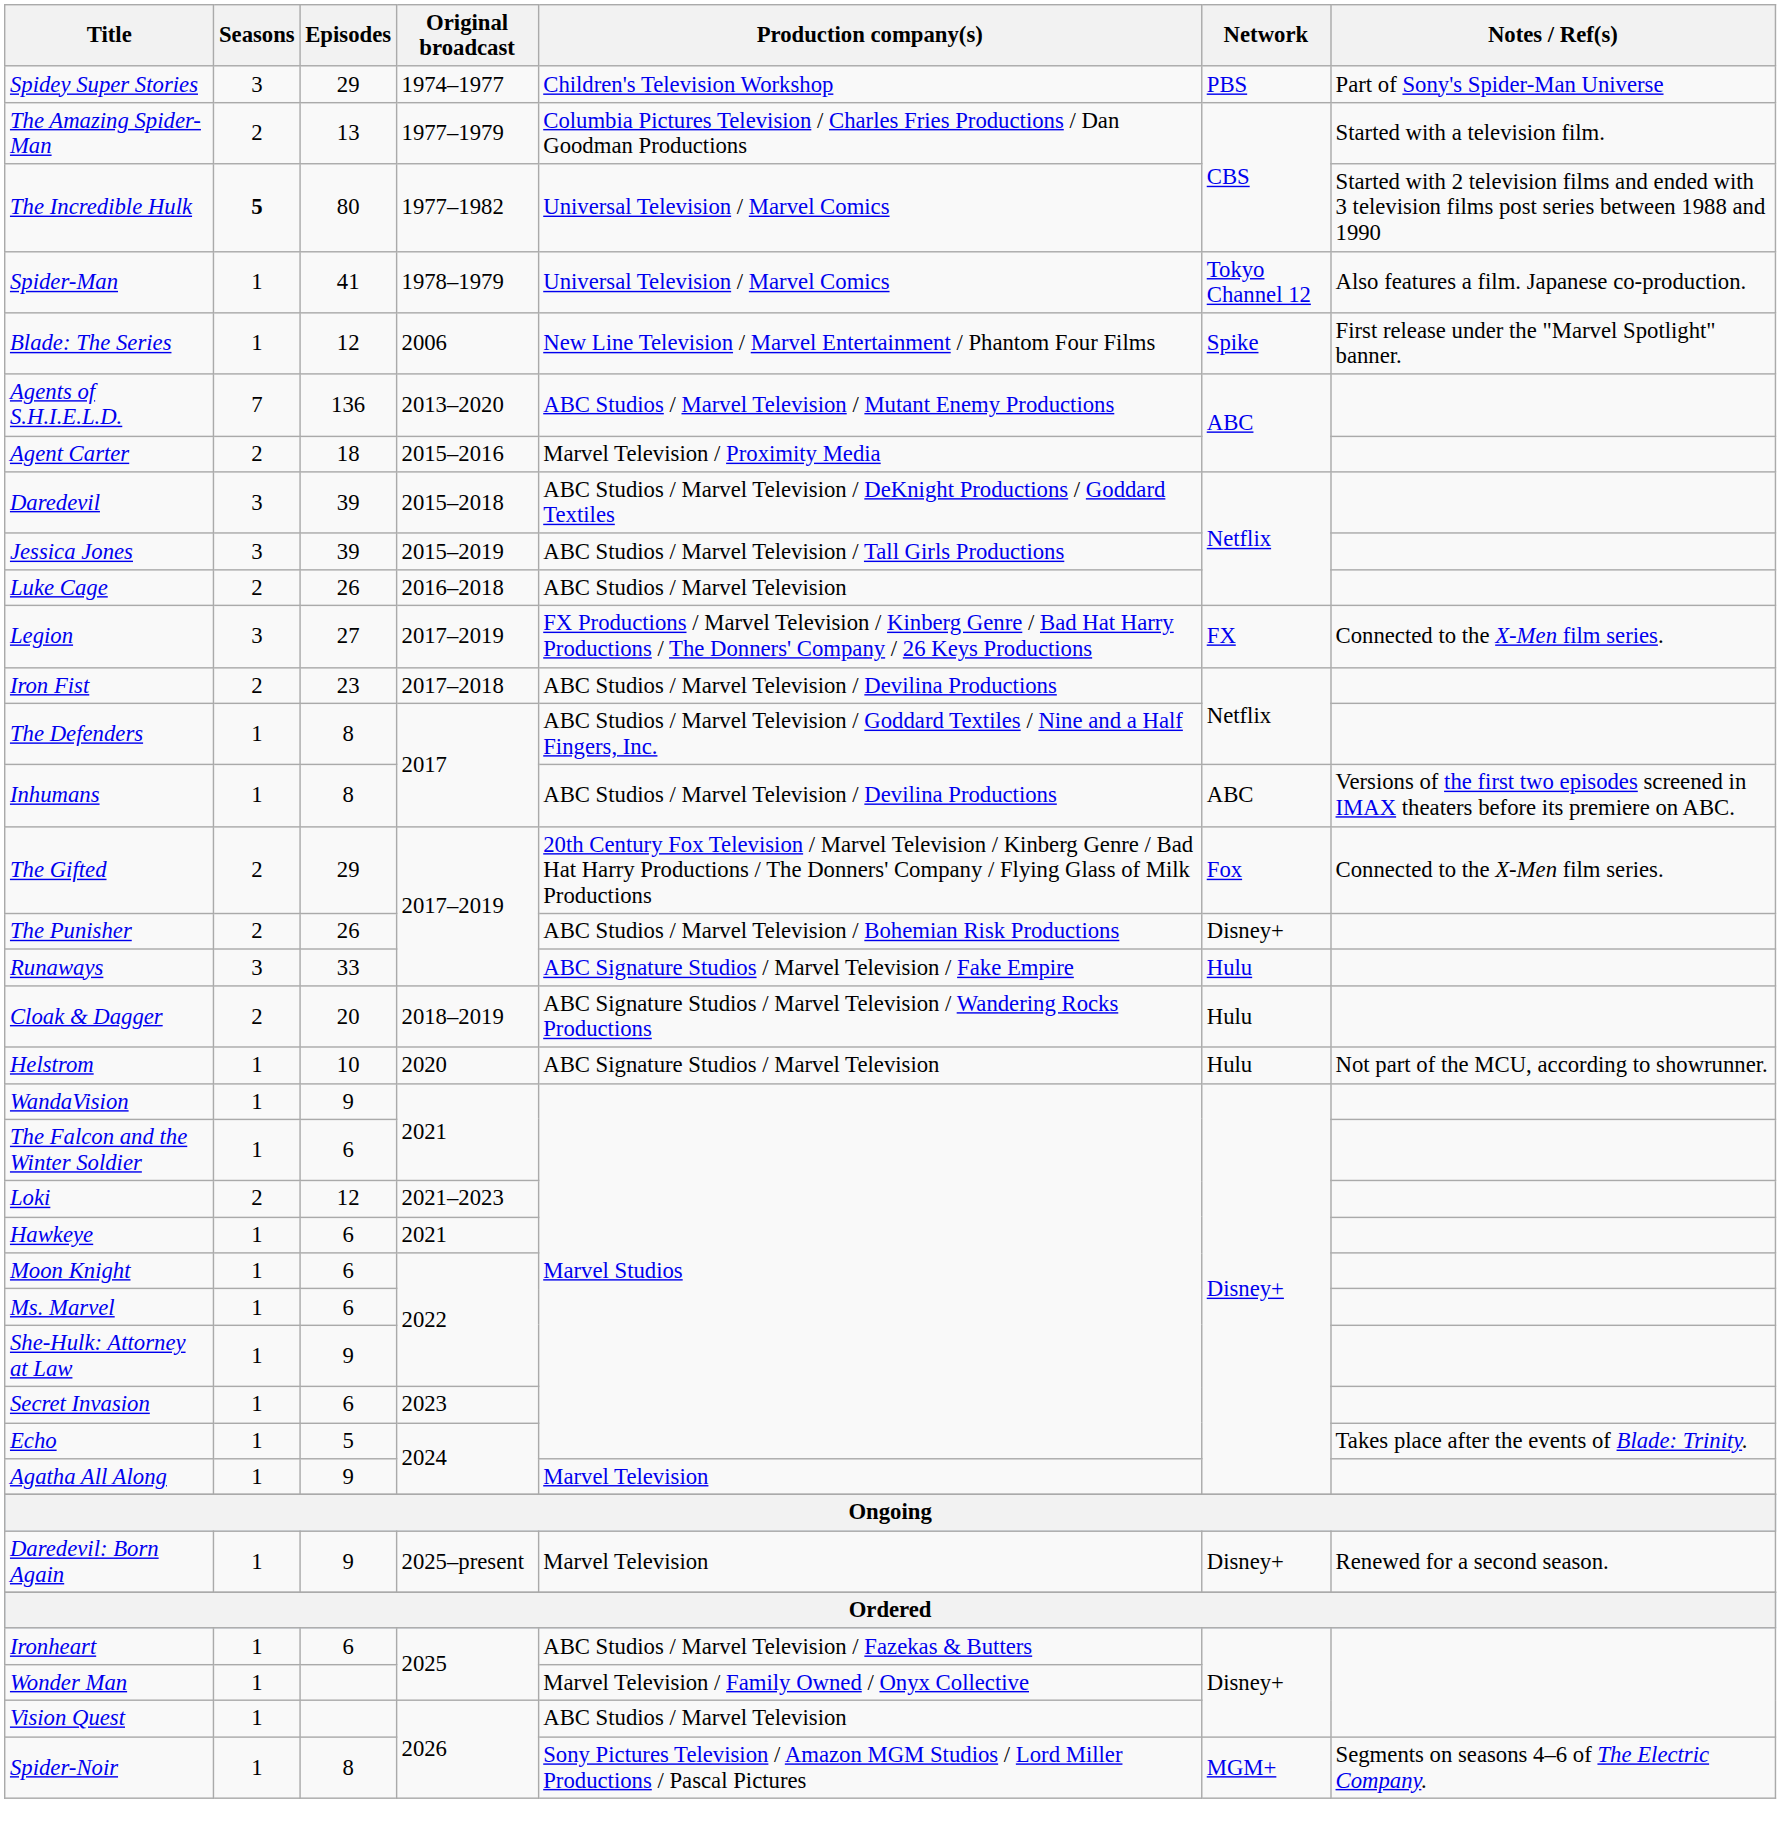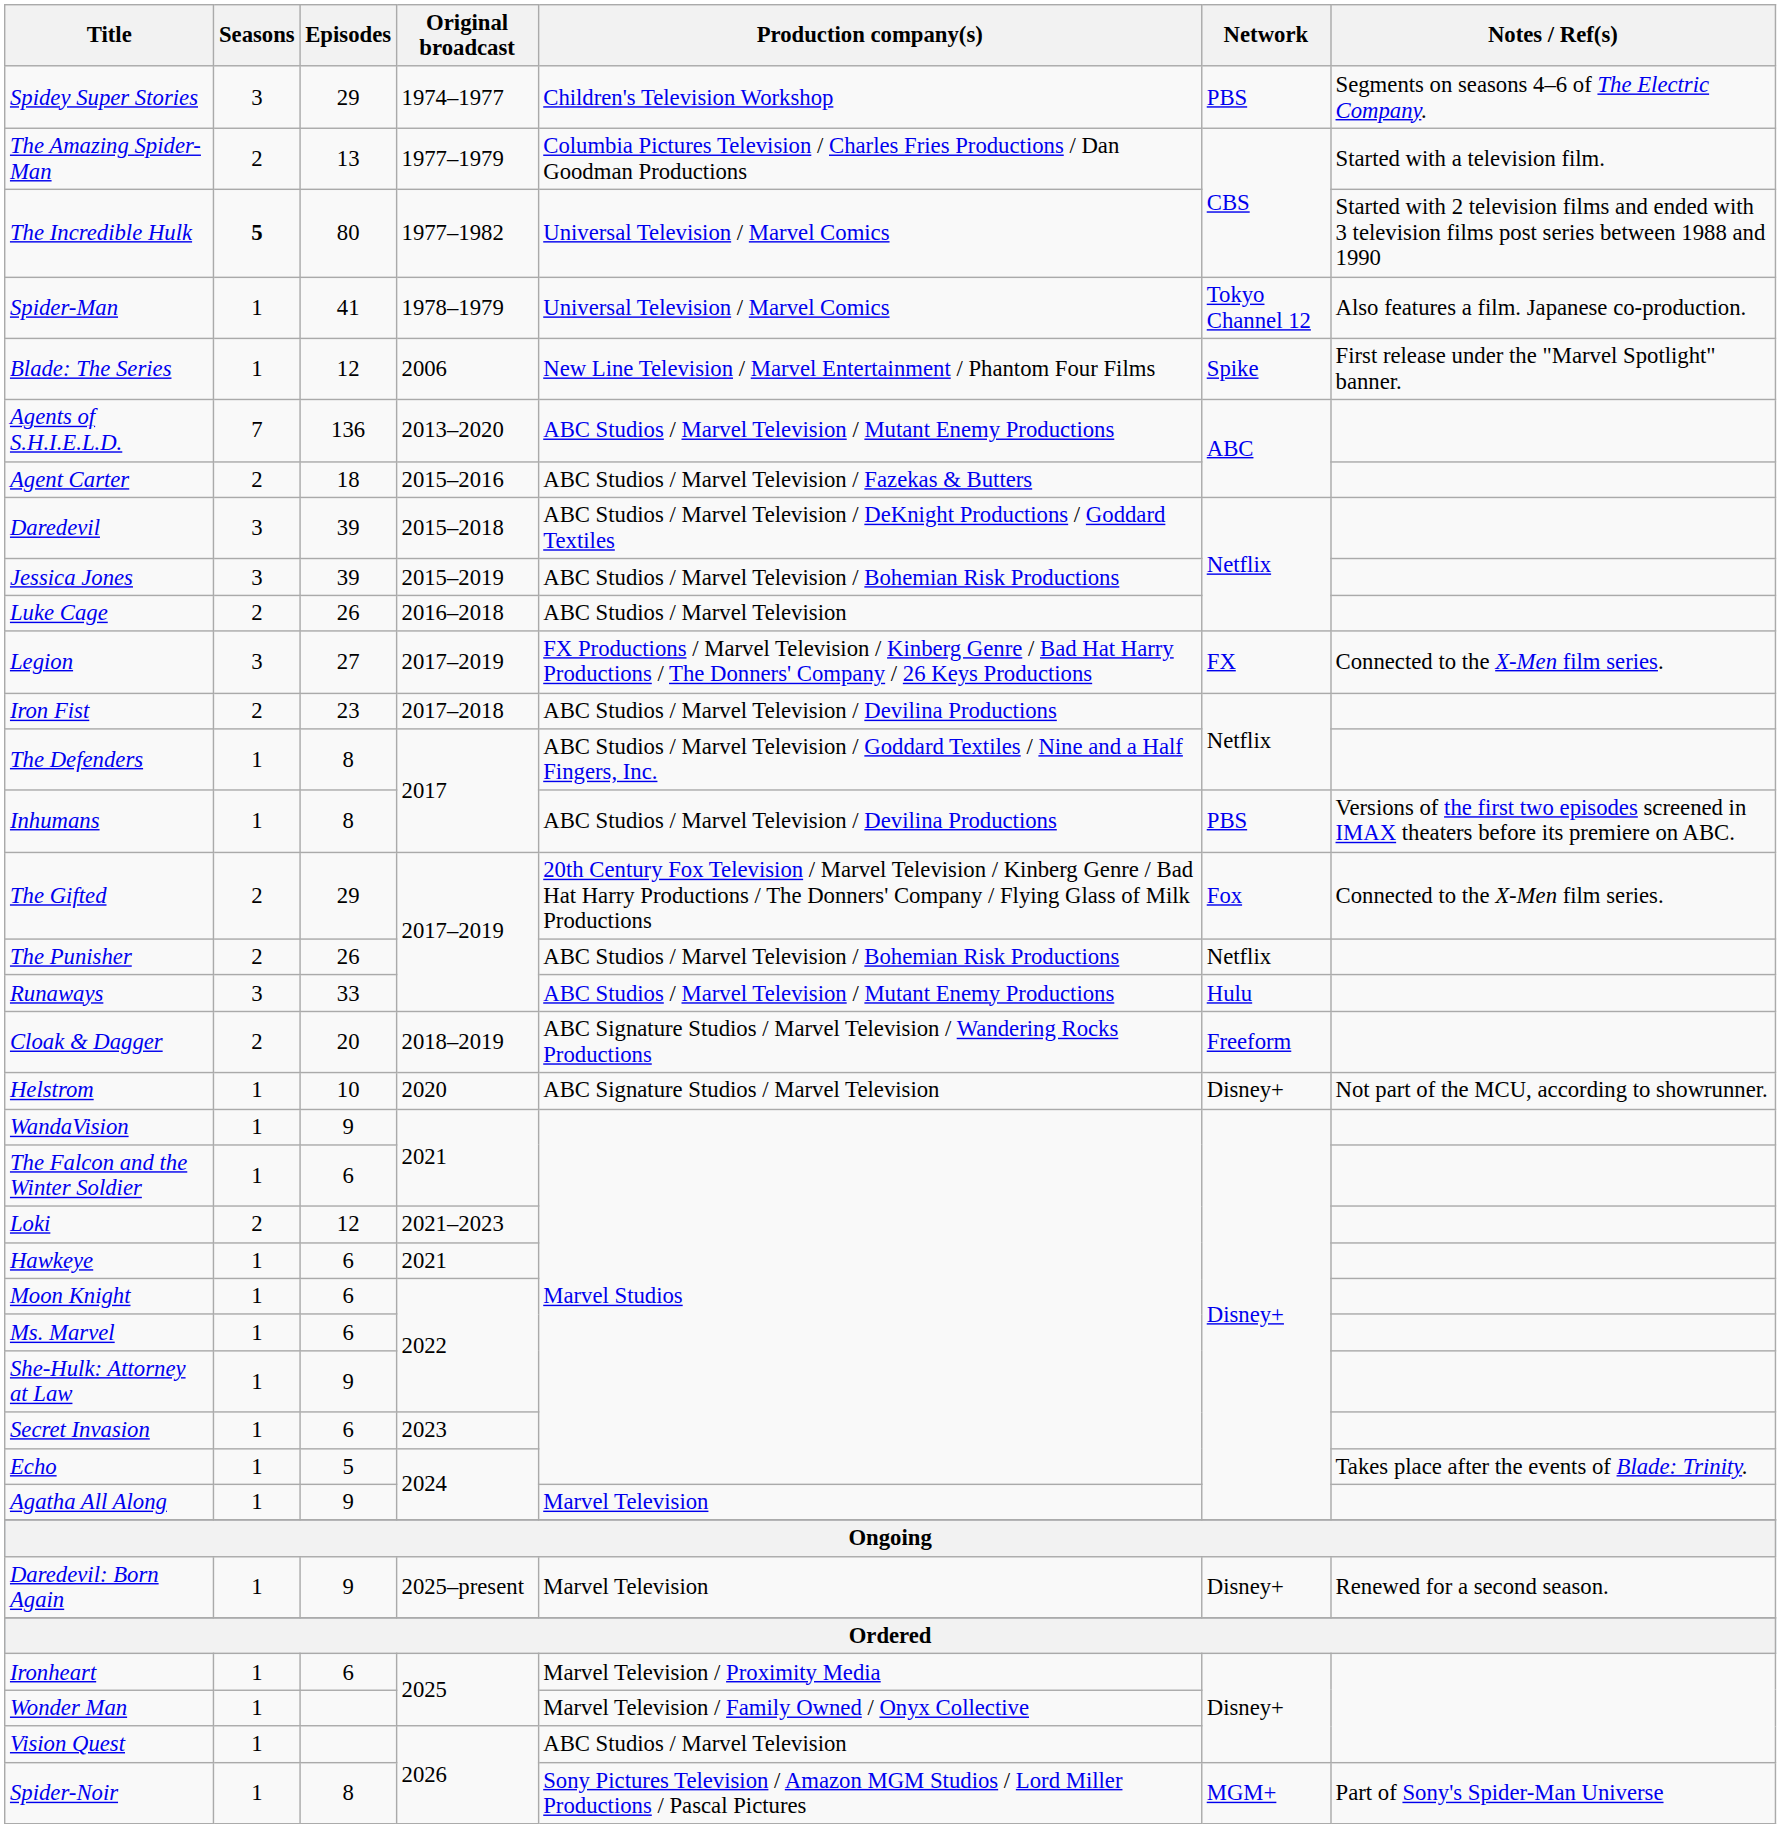(1500, 84) Part of Sony's Spider-Man Universe -> (1522, 96) Segments on seasons 4–6 of The Electric Company.
(712, 453) Marvel Television / Proximity Media -> (788, 479) ABC Studios / Marvel Television / Fazekas & Butters
(804, 551) ABC Studios / Marvel Television / Tall Girls Productions -> (831, 576) ABC Studios / Marvel Television / Bohemian Risk Productions
(1230, 795) ABC -> (1227, 820) PBS
(1245, 931) Disney+ -> (1239, 956) Netflix
(809, 967) ABC Signature Studios / Marvel Television / Fake Empire -> (829, 992) ABC Studios / Marvel Television / Mutant Enemy Productions
(1229, 1016) Hulu -> (1249, 1041) Freeform
(1229, 1064) Hulu -> (1245, 1090) Disney+
(788, 1646) ABC Studios / Marvel Television / Fazekas & Butters -> (712, 1671) Marvel Television / Proximity Media
(1522, 1766) Segments on seasons 4–6 of The Electric Company. -> (1500, 1792) Part of Sony's Spider-Man Universe
